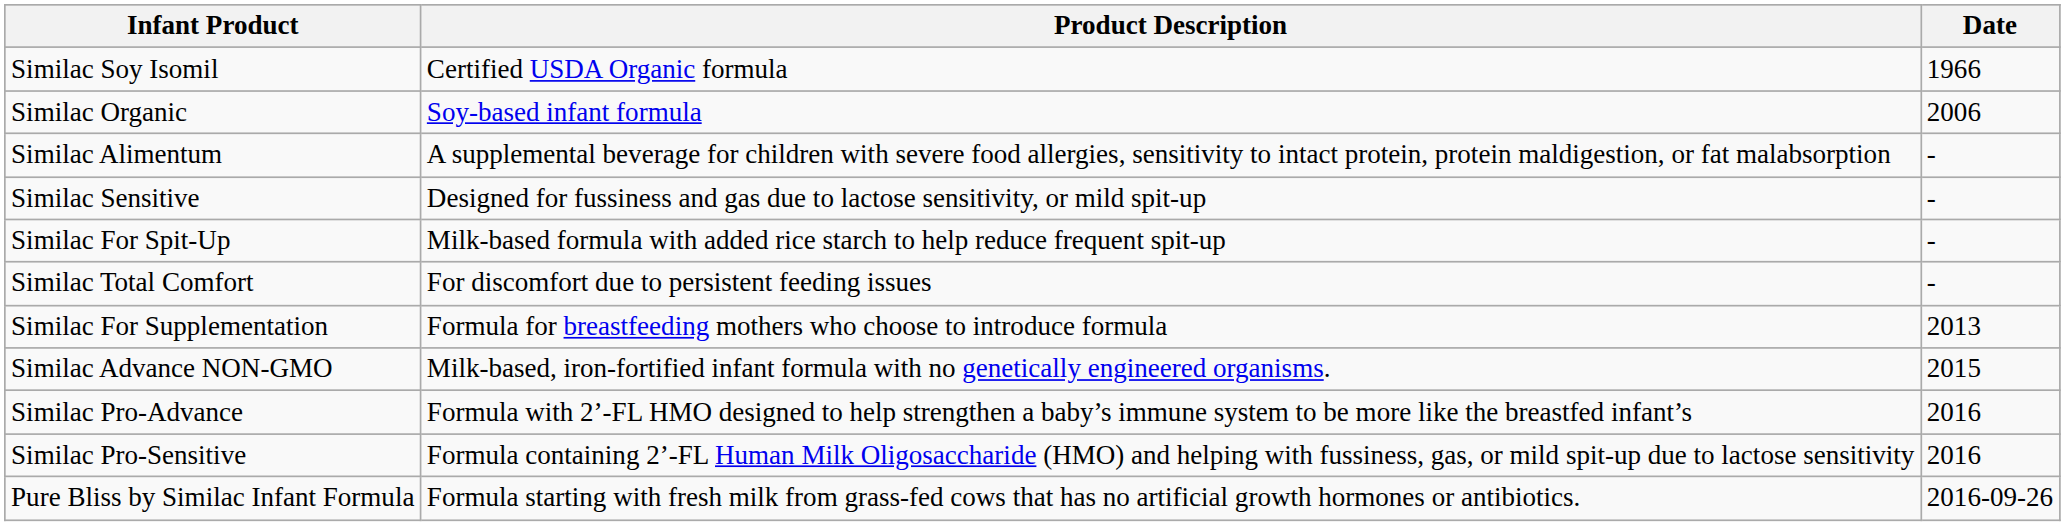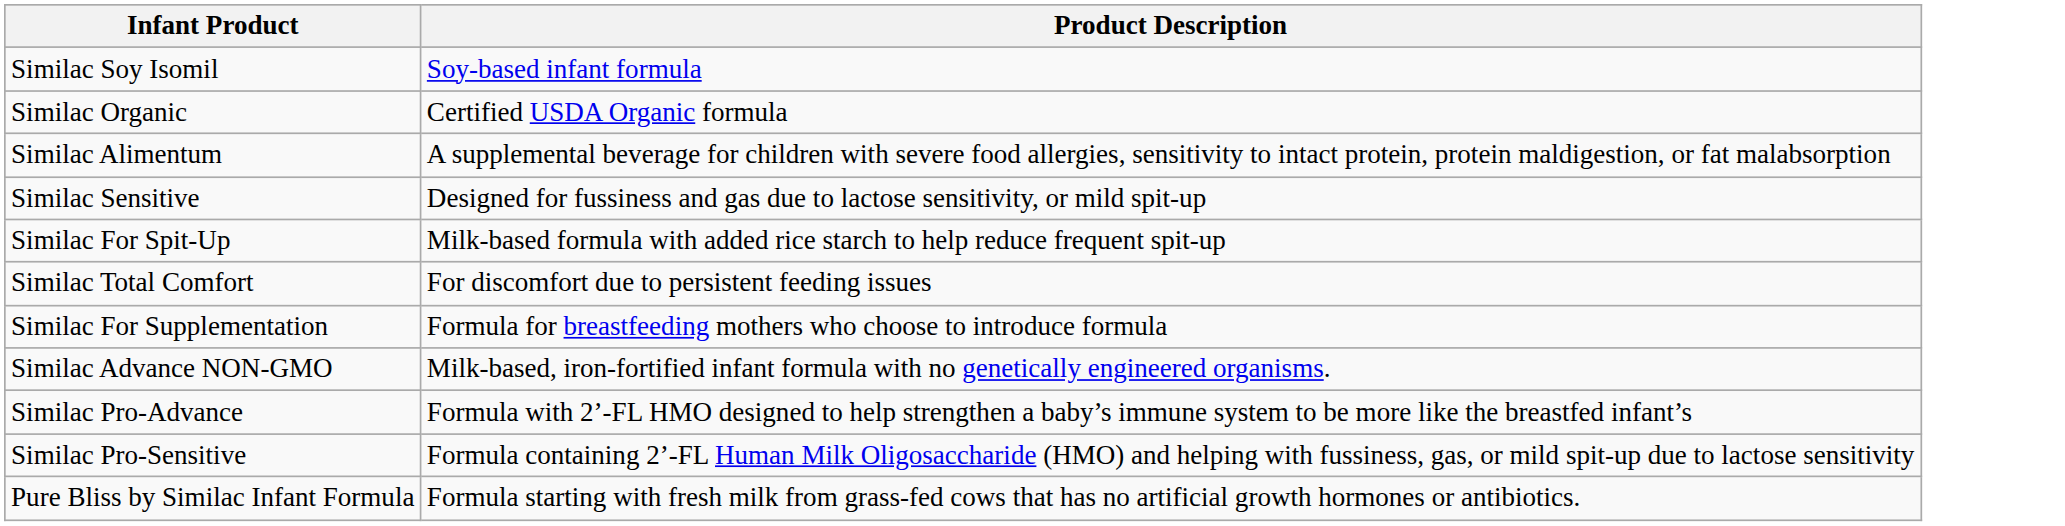- column: (1990, 25)
(607, 68) Certified USDA Organic formula -> (564, 68) Soy-based infant formula
(564, 111) Soy-based infant formula -> (607, 111) Certified USDA Organic formula
